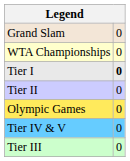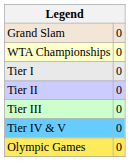(119, 71) bold -> (119, 71) normal
rows swapped: (24, 147) <-> (46, 109)
